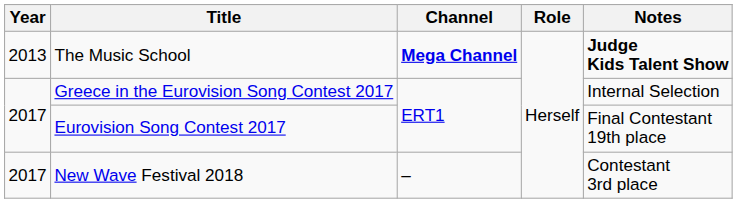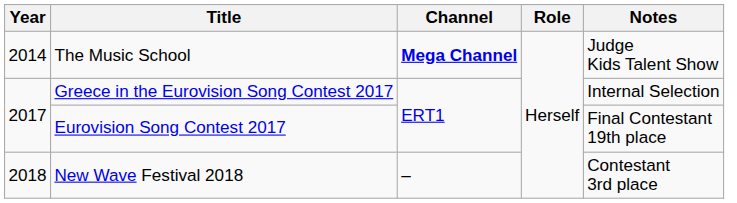(28, 54) 2013 -> (28, 54) 2014
(658, 54) bold -> (653, 54) normal
(28, 174) 2017 -> (28, 174) 2018
